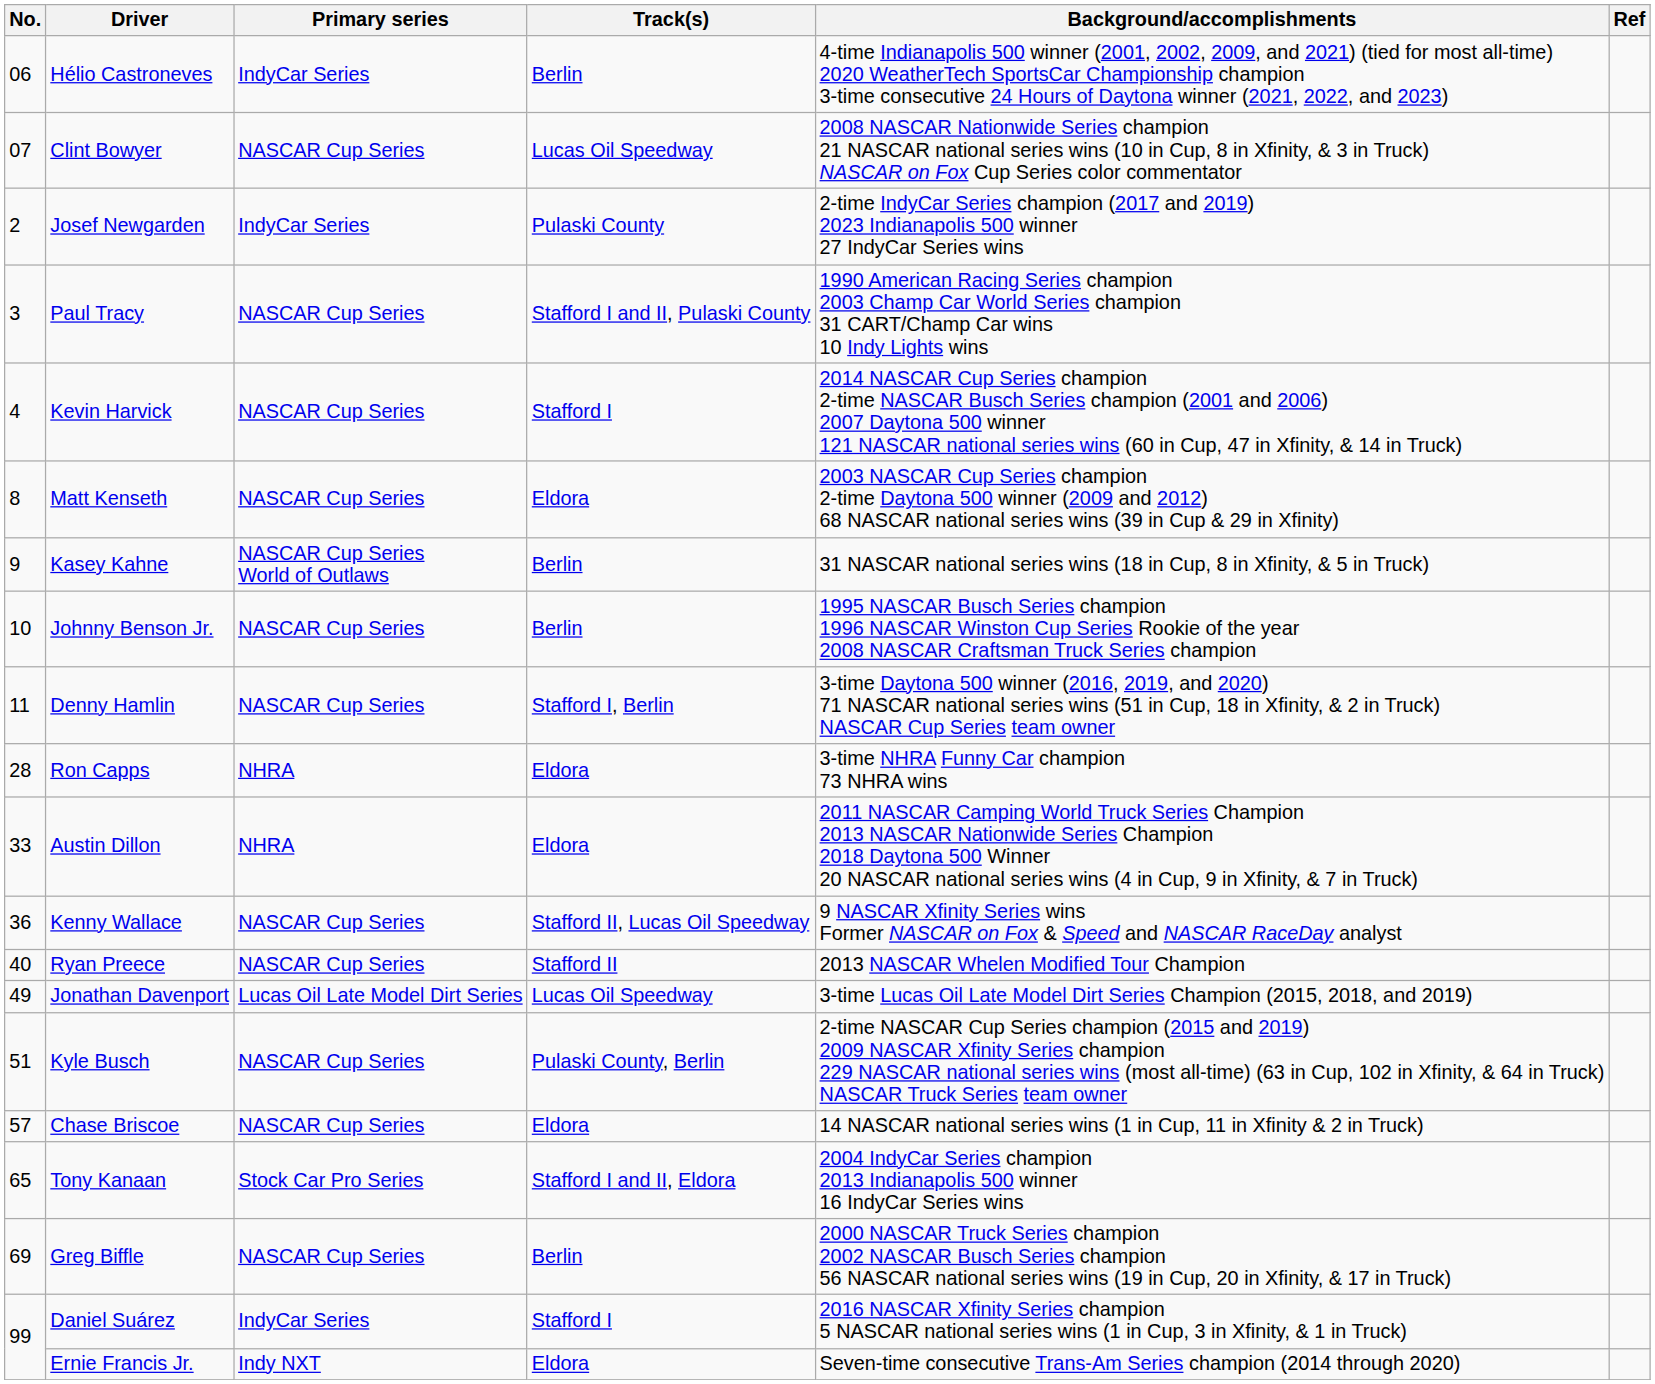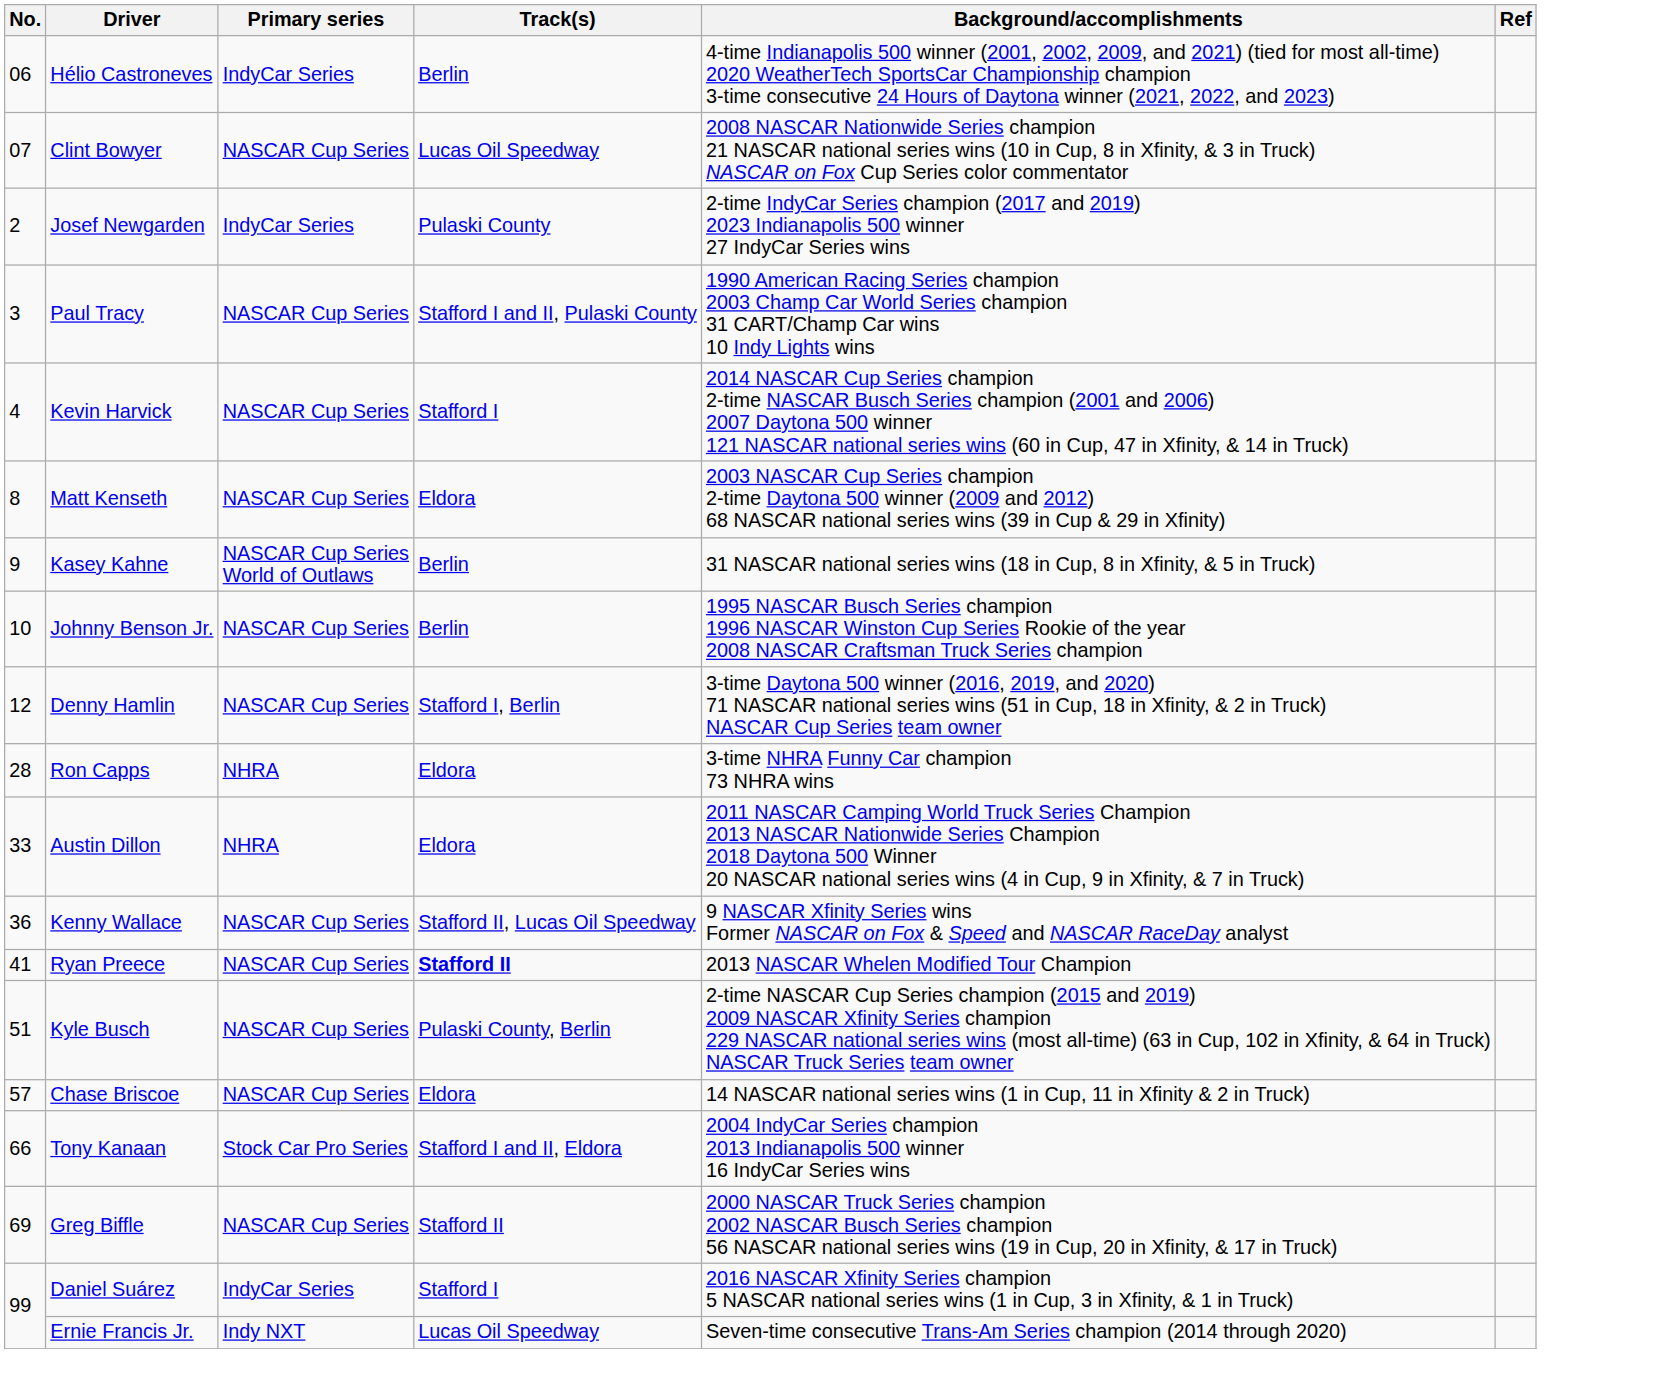(19, 705) 11 -> (20, 705) 12
(20, 964) 40 -> (20, 964) 41
(575, 964) normal -> (464, 964) bold
- row: (140, 996)
(20, 1180) 65 -> (20, 1148) 66
(557, 1256) Berlin -> (461, 1224) Stafford II
(560, 1363) Eldora -> (509, 1332) Lucas Oil Speedway
